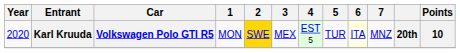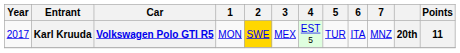(18, 34) 2020 -> (18, 34) 2017
(358, 34) lightyellow background -> (358, 34) no background
(438, 34) 10 -> (438, 34) 11
